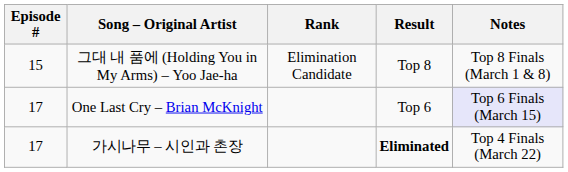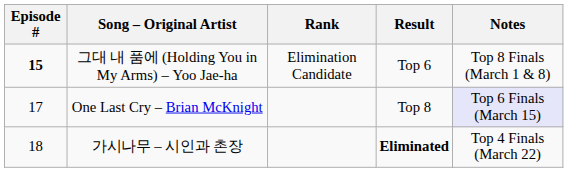(36, 65) normal -> (36, 65) bold
(414, 65) Top 8 -> (414, 65) Top 6
(414, 107) Top 6 -> (414, 107) Top 8
(36, 146) 17 -> (36, 146) 18
